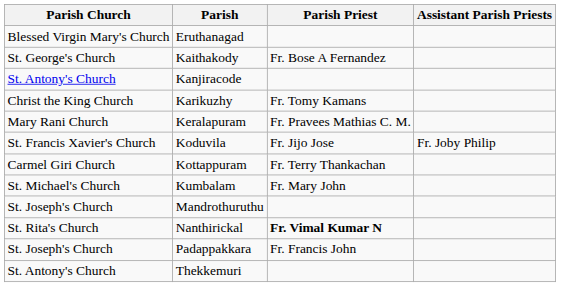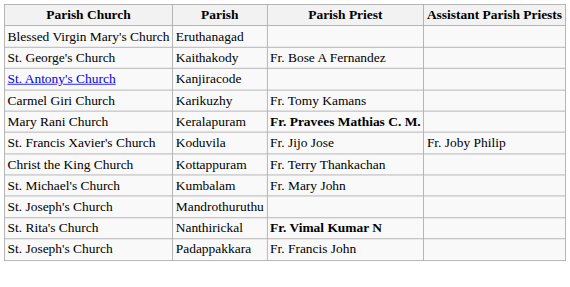(70, 100) Christ the King Church -> (61, 100) Carmel Giri Church
(340, 121) normal -> (345, 121) bold
(61, 164) Carmel Giri Church -> (70, 164) Christ the King Church
- row: (209, 270)
